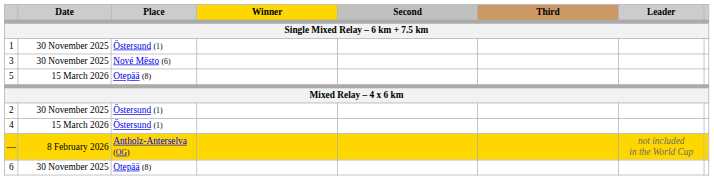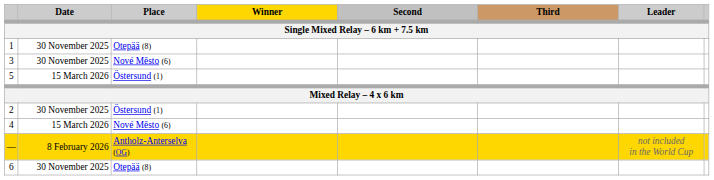(138, 45) Östersund (1) -> (132, 45) Otepää (8)
(132, 76) Otepää (8) -> (138, 76) Östersund (1)
(138, 125) Östersund (1) -> (142, 125) Nové Město (6)
